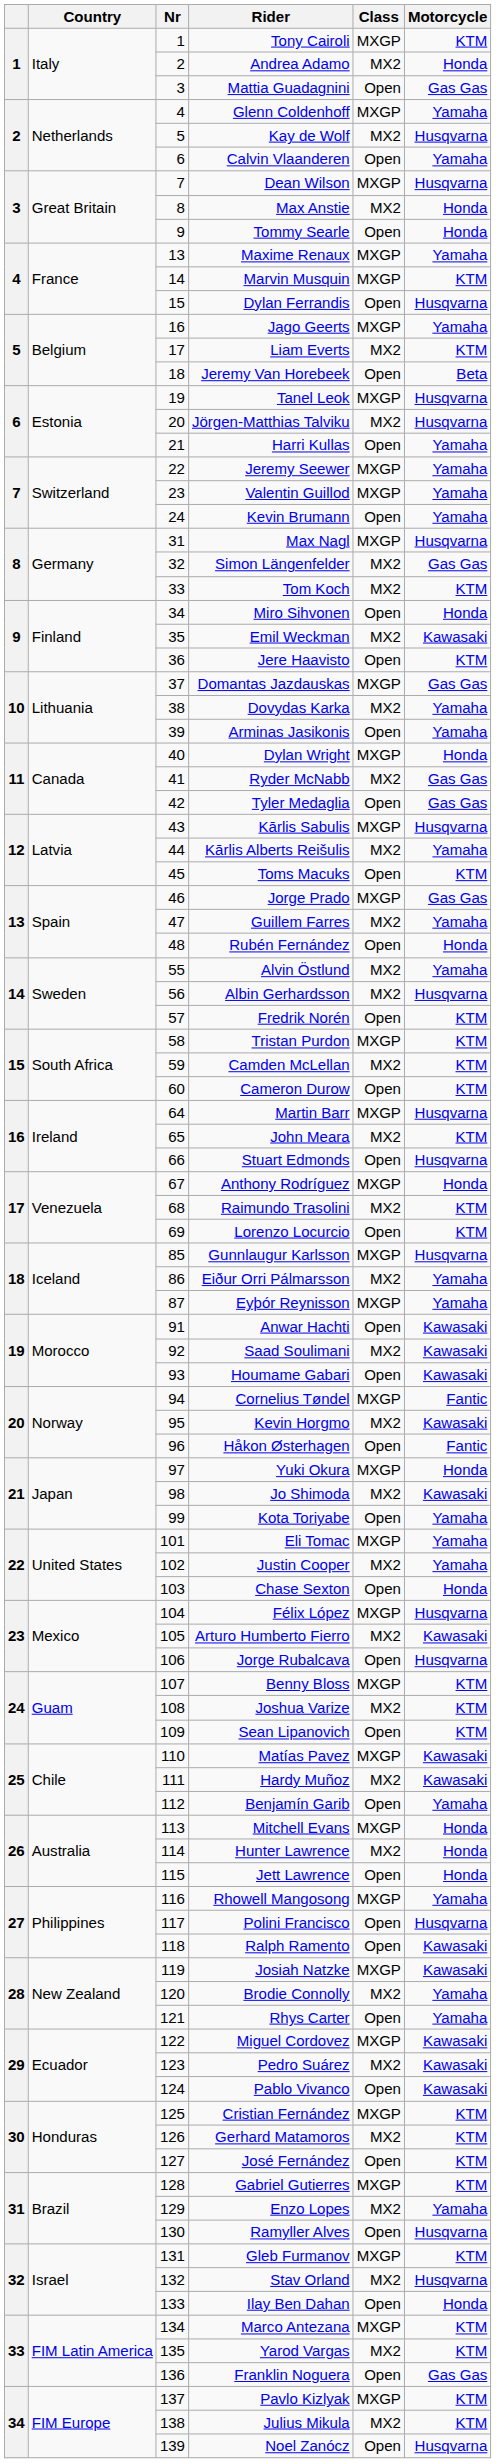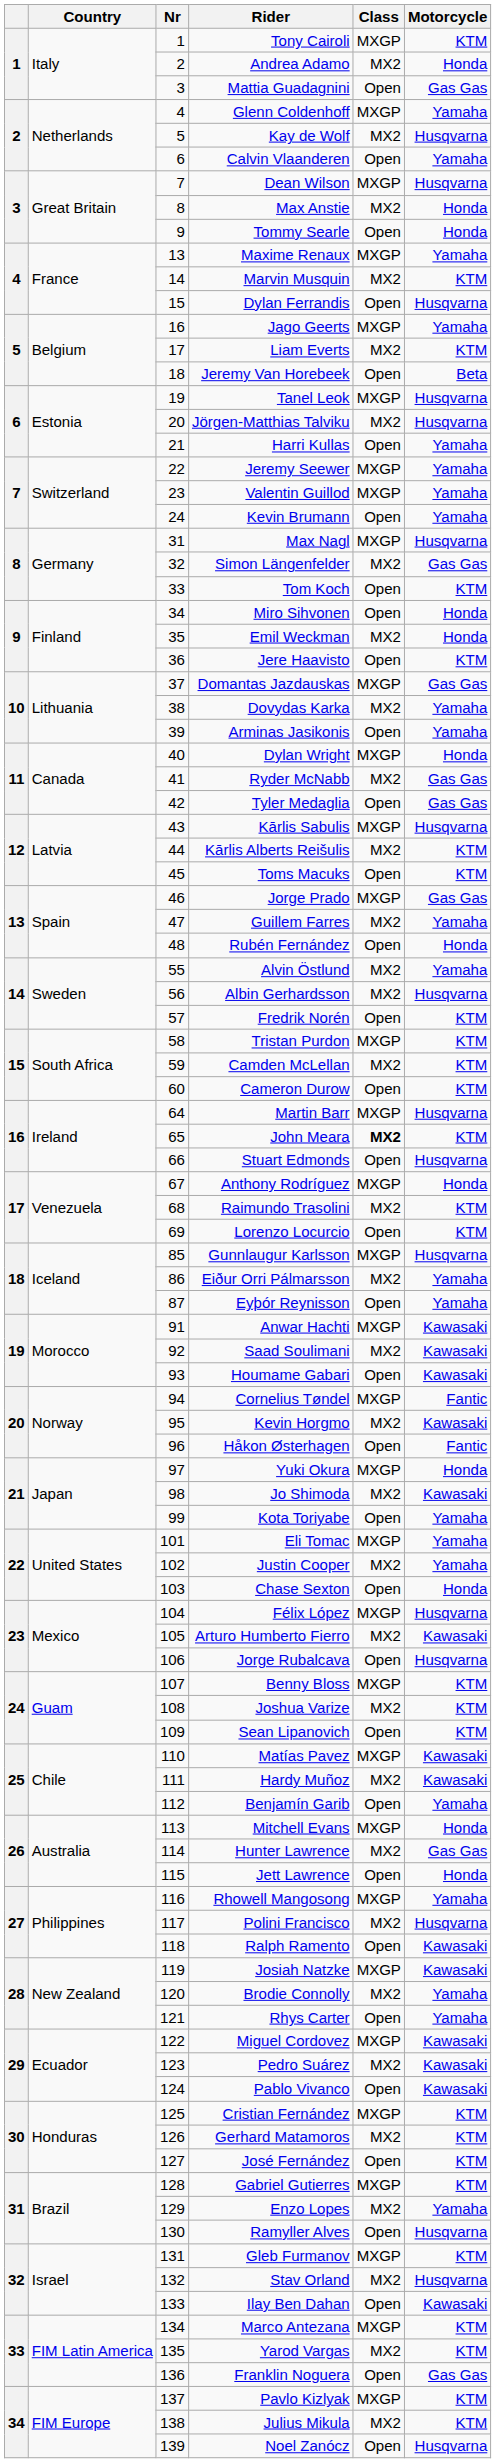(379, 279) MXGP -> (385, 279) MX2
(385, 588) MX2 -> (383, 588) Open
(455, 636) Kawasaki -> (465, 636) Honda
(460, 850) Yamaha -> (471, 850) KTM
(385, 1136) normal -> (385, 1136) bold
(379, 1303) MXGP -> (383, 1303) Open
(383, 1327) Open -> (379, 1327) MXGP
(465, 1851) Honda -> (458, 1851) Gas Gas
(383, 1922) Open -> (385, 1922) MX2
(465, 2303) Honda -> (455, 2303) Kawasaki
